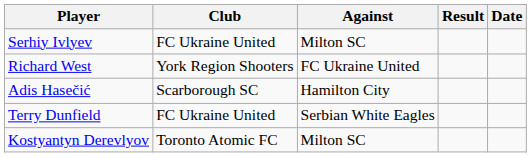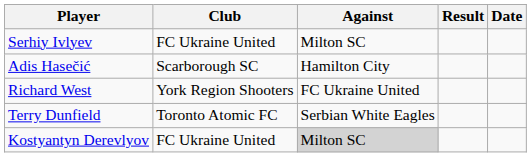rows swapped: (49, 90) <-> (50, 66)
(216, 115) FC Ukraine United -> (217, 115) Toronto Atomic FC
(217, 139) Toronto Atomic FC -> (216, 139) FC Ukraine United
(333, 139) no background -> (333, 139) lightgrey background
